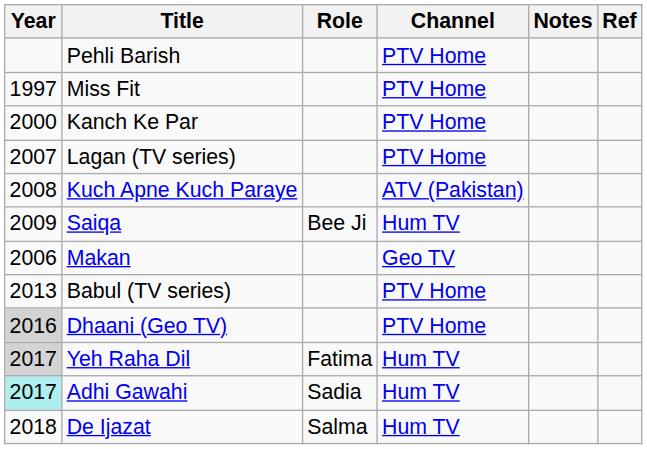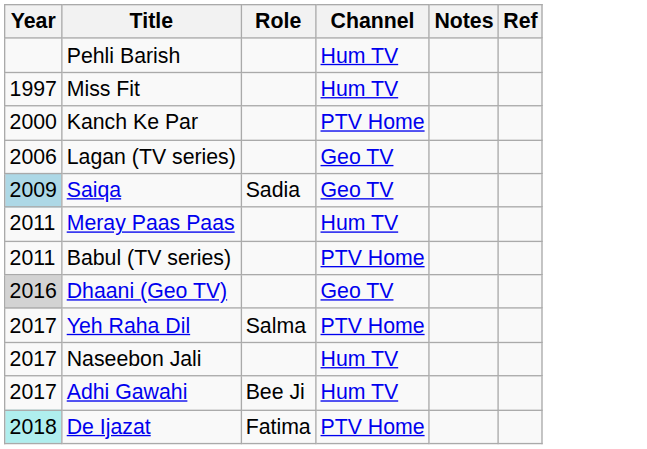(434, 55) PTV Home -> (359, 55) Hum TV
(434, 88) PTV Home -> (359, 88) Hum TV
(33, 156) 2007 -> (33, 156) 2006
(434, 156) PTV Home -> (357, 156) Geo TV
- row: (182, 190)
(33, 223) no background -> (33, 190) lightblue background
(337, 223) Bee Ji -> (273, 190) Sadia
(421, 223) Hum TV -> (357, 190) Geo TV
- row: (99, 257)
+ row: (151, 223)
(33, 291) 2013 -> (32, 257) 2011
(434, 325) PTV Home -> (357, 291) Geo TV
(33, 358) lightgrey background -> (33, 325) no background
(340, 358) Fatima -> (276, 325) Salma
(421, 358) Hum TV -> (373, 325) PTV Home
+ row: (134, 358)
(33, 392) paleturquoise background -> (33, 392) no background
(334, 392) Sadia -> (275, 392) Bee Ji
(33, 426) no background -> (33, 426) paleturquoise background
(337, 426) Salma -> (278, 426) Fatima
(421, 426) Hum TV -> (373, 426) PTV Home
